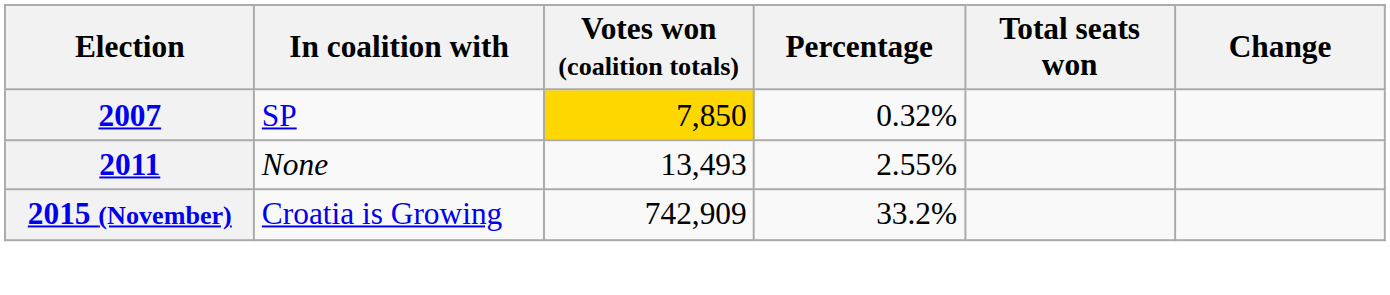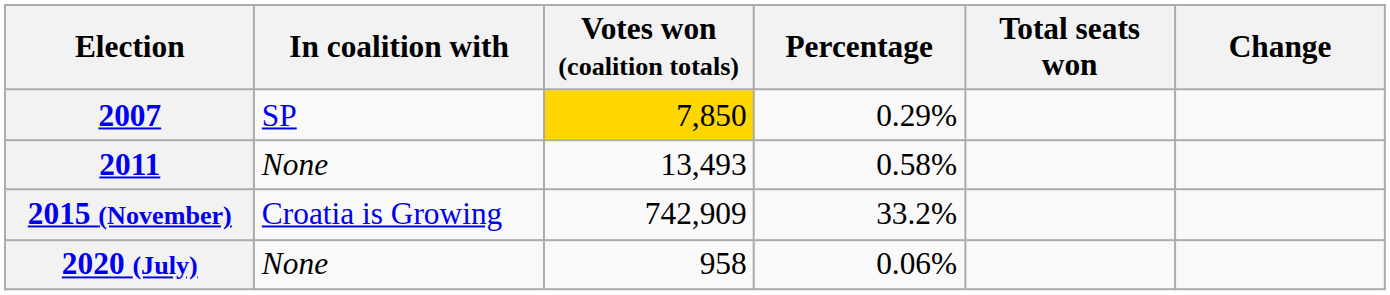(917, 114) 0.32% -> (917, 114) 0.29%
(917, 164) 2.55% -> (917, 164) 0.58%
+ row: (130, 263)
